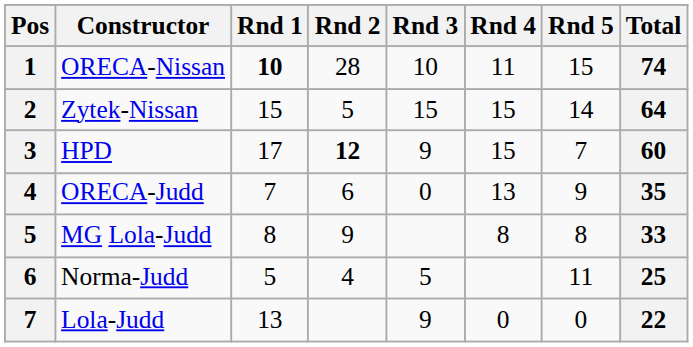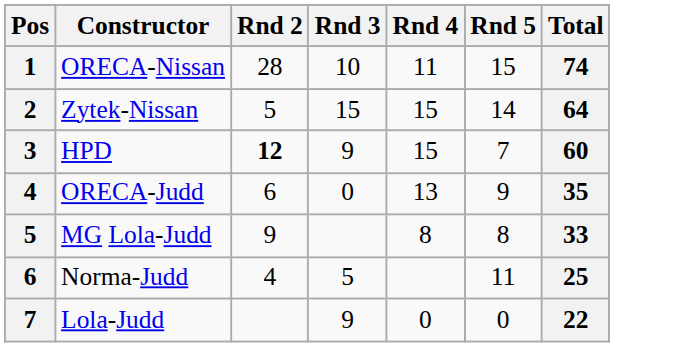- column: (270, 25)
